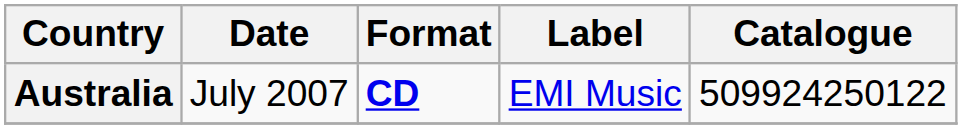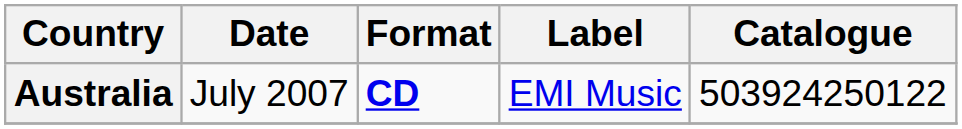(823, 92) 509924250122 -> (823, 92) 503924250122
